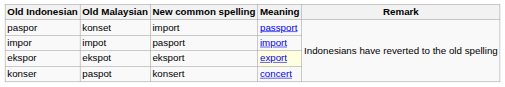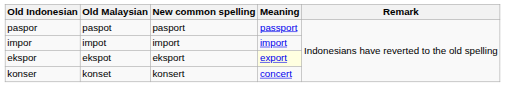(97, 27) konset -> (97, 27) paspot
(166, 27) import -> (169, 27) pasport
(169, 43) pasport -> (166, 43) import
(97, 74) paspot -> (97, 74) konset
